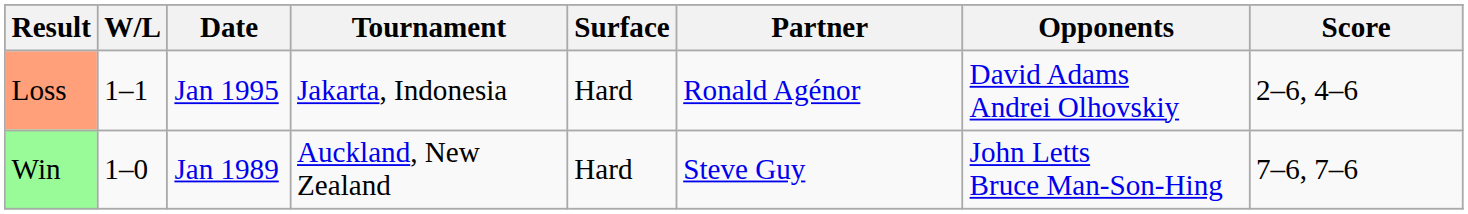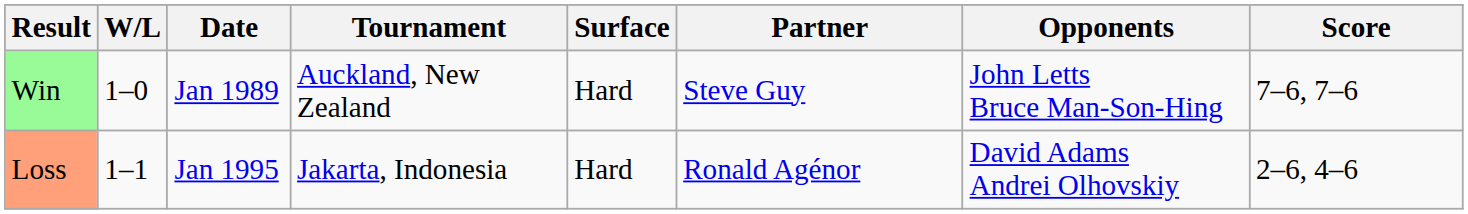rows swapped: (36, 169) <-> (39, 90)
